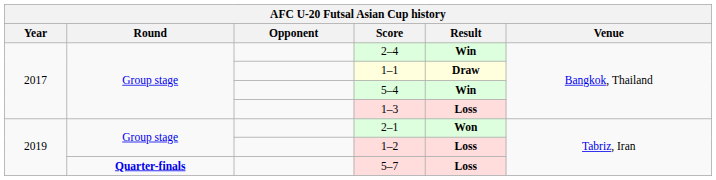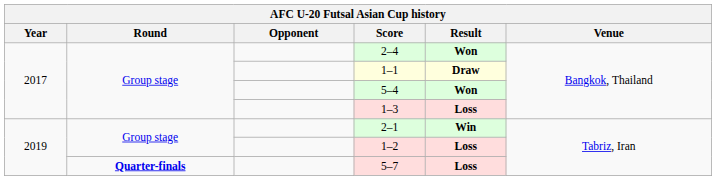(466, 52) Win -> (466, 52) Won
(466, 90) Win -> (466, 90) Won
(466, 128) Won -> (466, 128) Win
